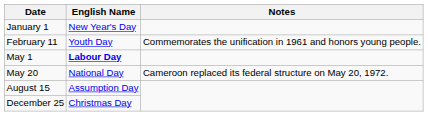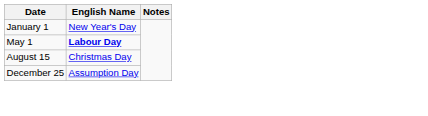- row: (32, 42)
- row: (22, 73)
(104, 88) Assumption Day -> (100, 57) Christmas Day
(100, 103) Christmas Day -> (104, 73) Assumption Day
